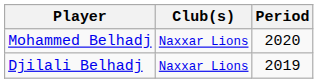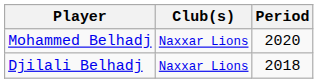(283, 65) 2019 -> (283, 65) 2018
